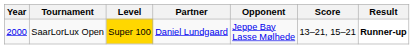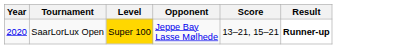- column: (192, 12)
(17, 32) 2000 -> (17, 32) 2020
